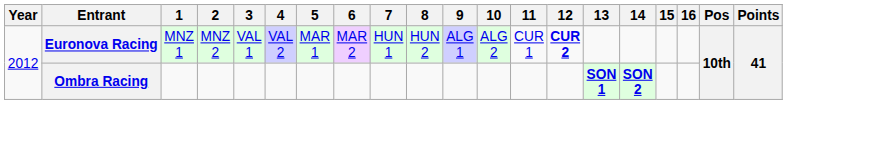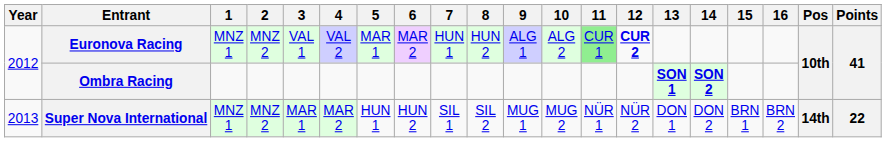(529, 44) no background -> (599, 44) lightgreen background
+ row: (126, 118)
